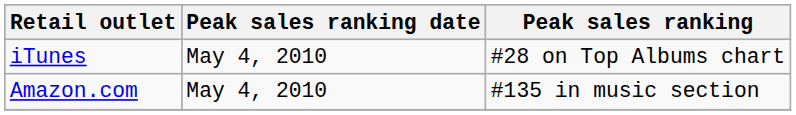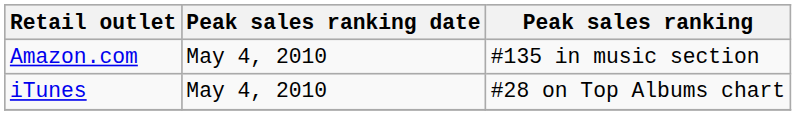rows swapped: (74, 92) <-> (48, 57)
